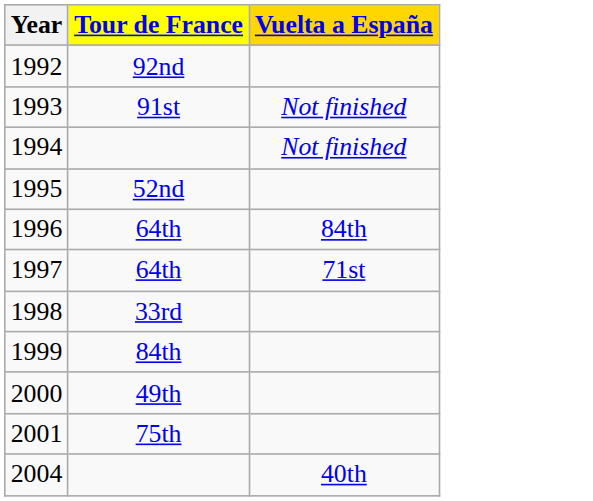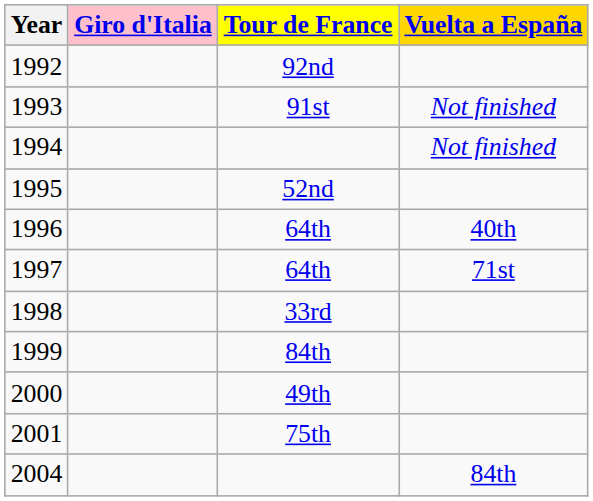+ column: (143, 24)
(344, 229) 84th -> (493, 229) 40th
(344, 474) 40th -> (493, 474) 84th
